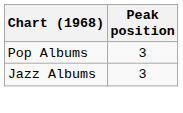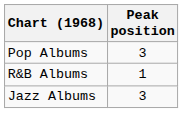+ row: (48, 75)
